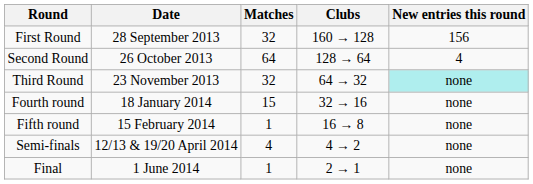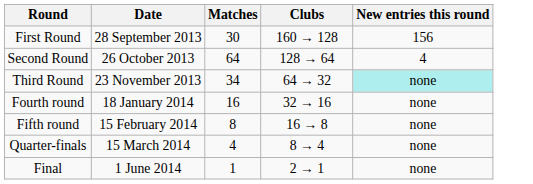(269, 37) 32 -> (233, 37) 30
(269, 80) 32 -> (233, 80) 34
(269, 102) 15 -> (233, 102) 16
(269, 124) 1 -> (233, 124) 8
+ row: (48, 146)
- row: (48, 146)
